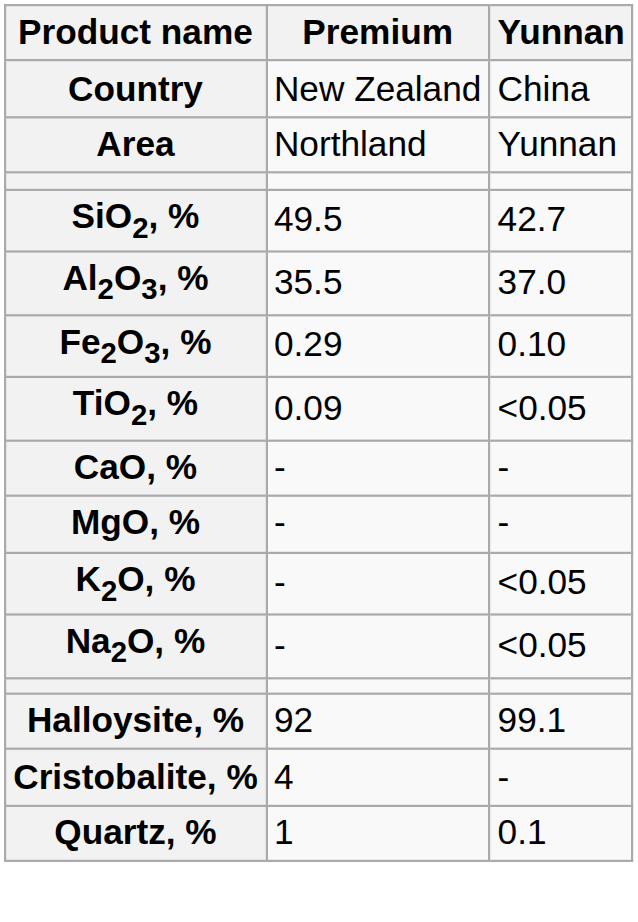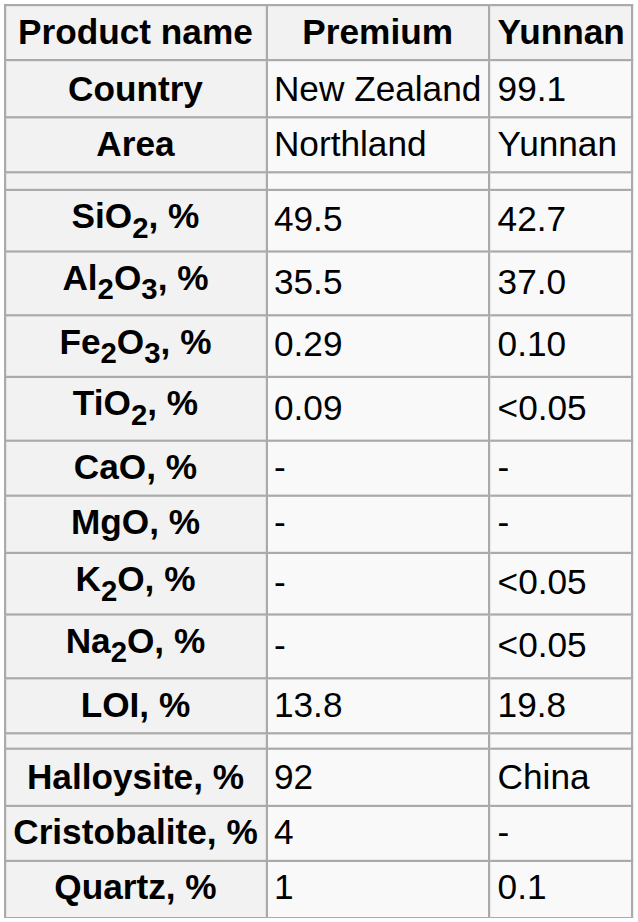(544, 88) China -> (532, 88) 99.1
+ row: (135, 704)
(532, 721) 99.1 -> (544, 776) China
